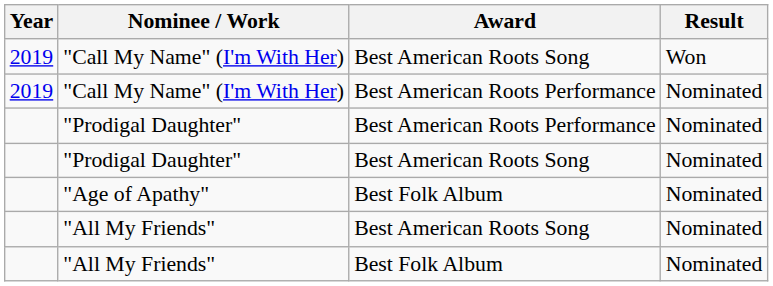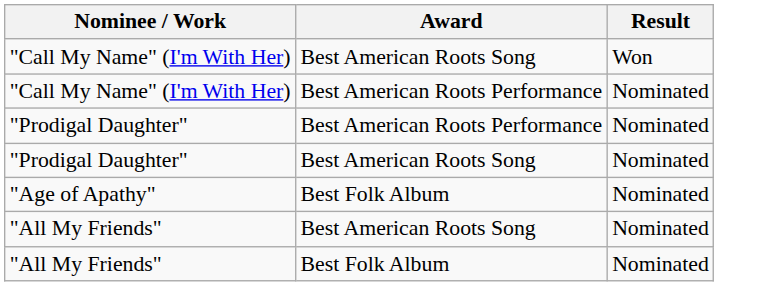- column: (31, 21)
